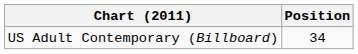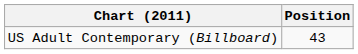(317, 38) 34 -> (317, 38) 43
